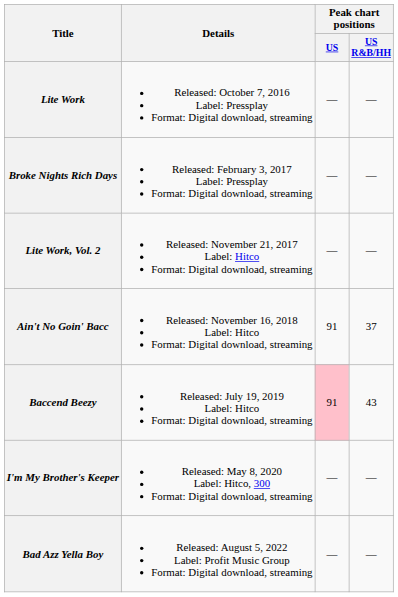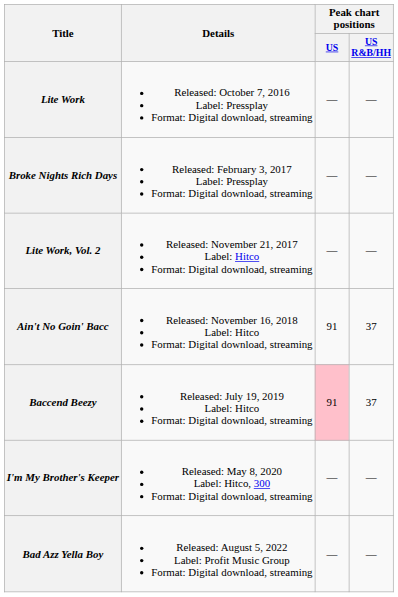(371, 402) 43 -> (371, 402) 37
